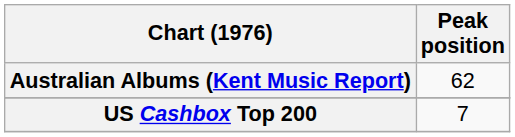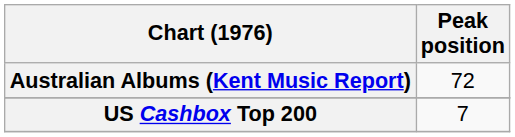(463, 80) 62 -> (463, 80) 72
